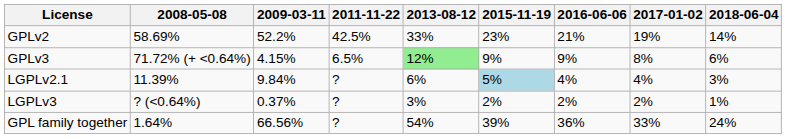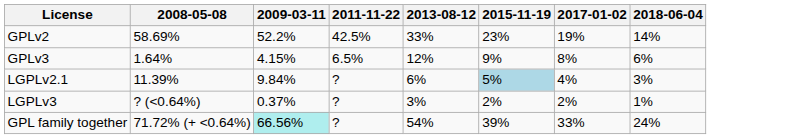- column: (592, 15)
(192, 58) 71.72% (+ <0.64%) -> (153, 58) 1.64%
(420, 58) lightgreen background -> (420, 58) no background
(153, 123) 1.64% -> (192, 123) 71.72% (+ <0.64%)
(280, 123) no background -> (280, 123) paleturquoise background
